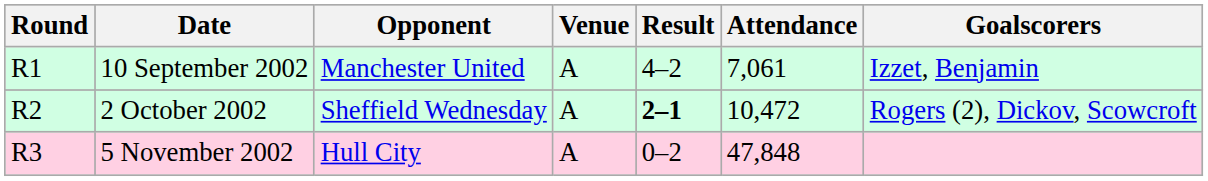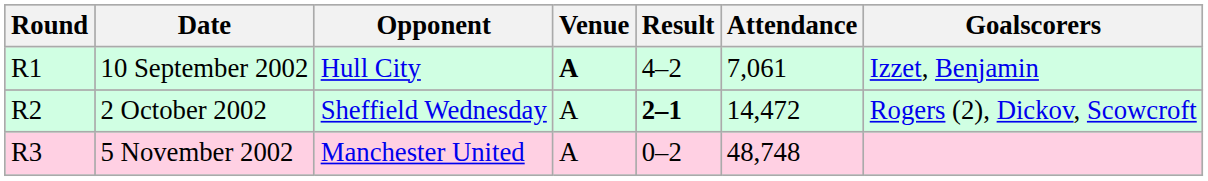(423, 68) Manchester United -> (371, 68) Hull City
(569, 68) normal -> (569, 68) bold
(764, 110) 10,472 -> (764, 110) 14,472
(371, 152) Hull City -> (423, 152) Manchester United
(764, 152) 47,848 -> (764, 152) 48,748
